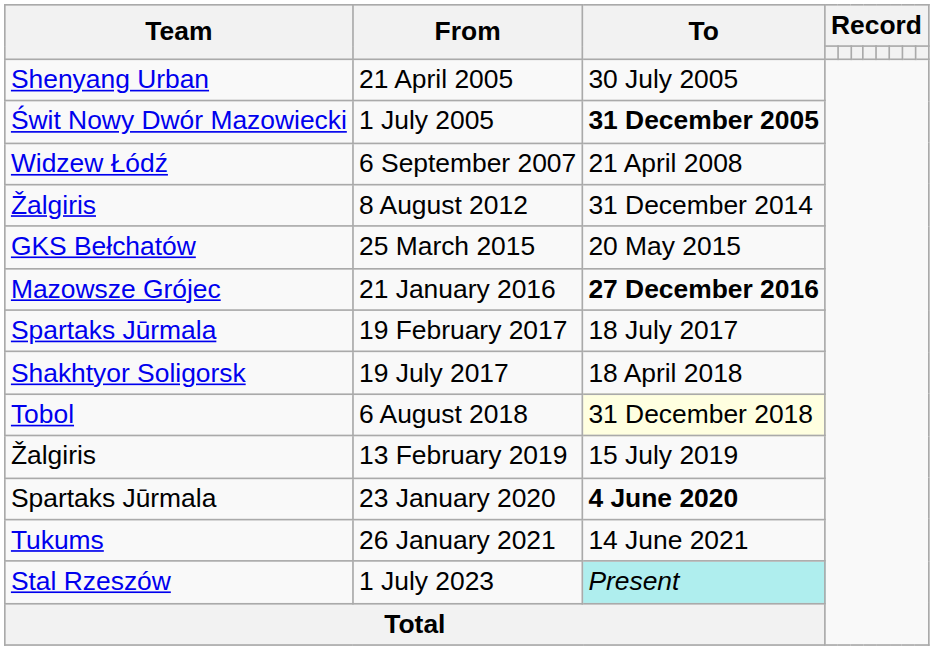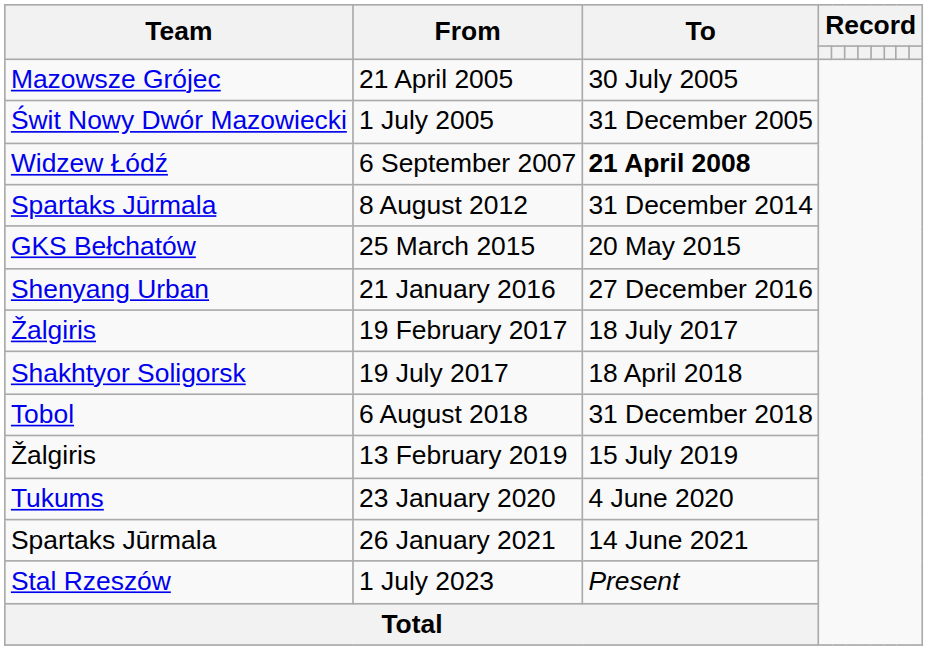(110, 79) Shenyang Urban -> (116, 79) Mazowsze Grójec
(704, 121) bold -> (701, 121) normal
(665, 163) normal -> (669, 163) bold
(53, 205) Žalgiris -> (114, 205) Spartaks Jūrmala
(116, 288) Mazowsze Grójec -> (110, 288) Shenyang Urban
(704, 288) bold -> (701, 288) normal
(114, 330) Spartaks Jūrmala -> (53, 330) Žalgiris
(701, 414) lightyellow background -> (701, 414) no background
(114, 498) Spartaks Jūrmala -> (57, 498) Tukums
(663, 498) bold -> (661, 498) normal
(57, 540) Tukums -> (114, 540) Spartaks Jūrmala
(634, 581) paleturquoise background -> (634, 581) no background
